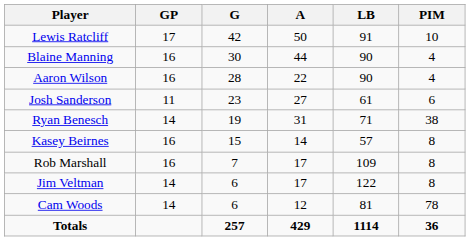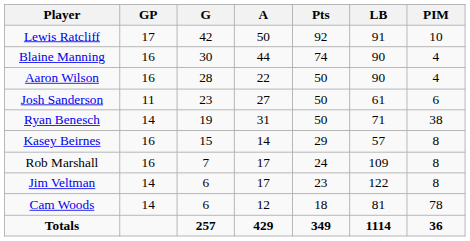+ column: (321, 15)
